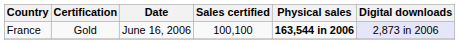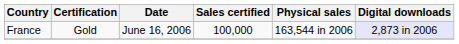(233, 30) 100,100 -> (233, 30) 100,000
(314, 30) bold -> (314, 30) normal
